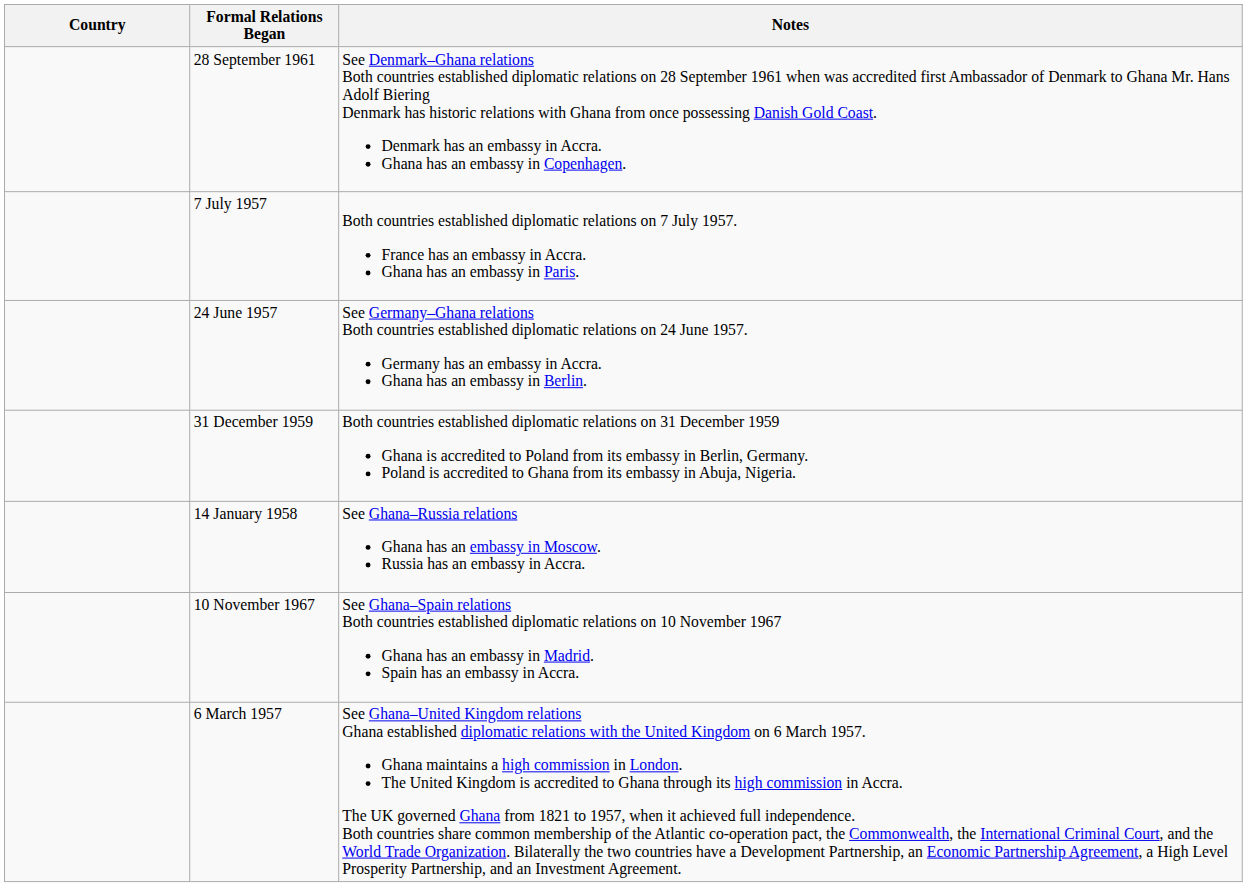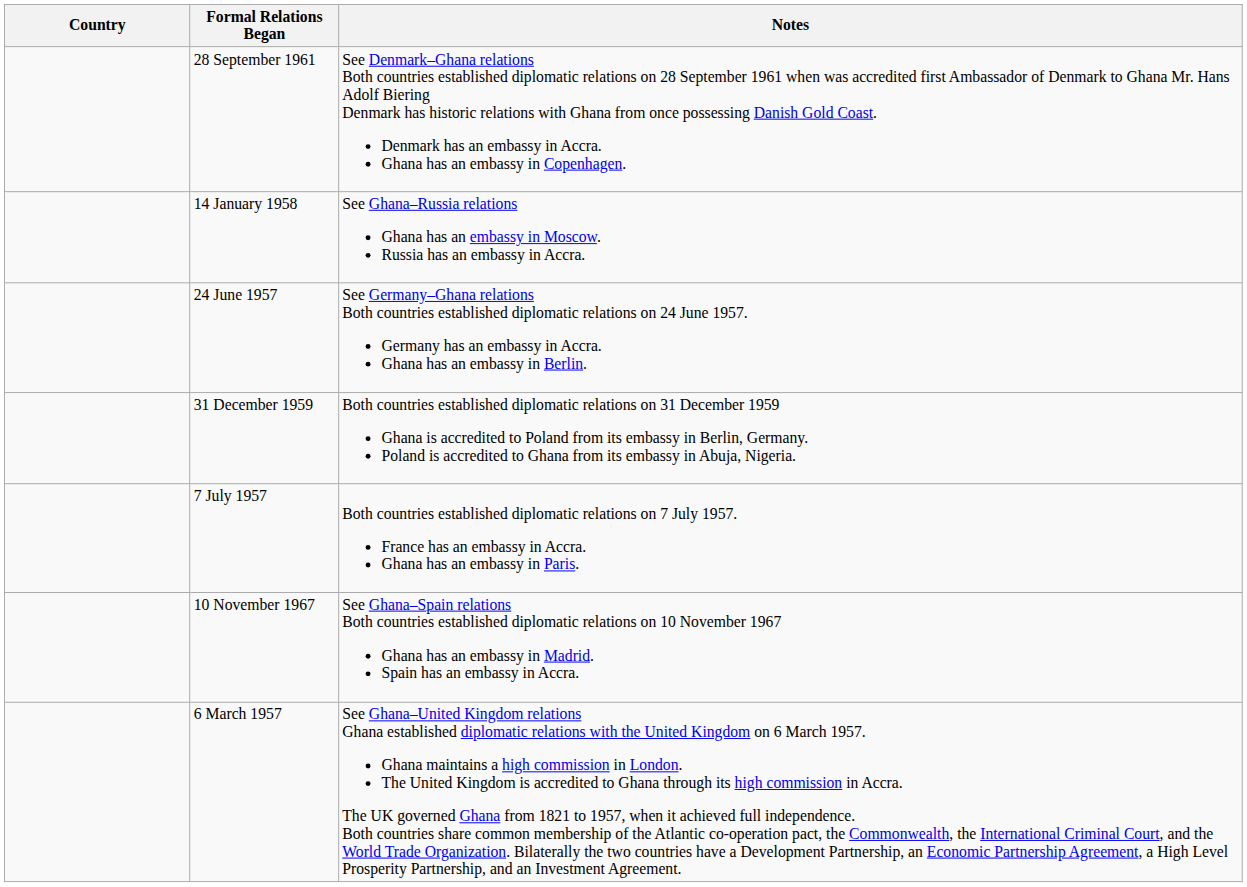rows swapped: (230, 203) <-> (246, 513)
